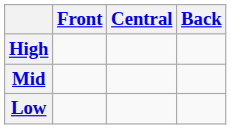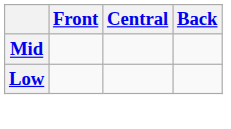- row: (29, 49)
